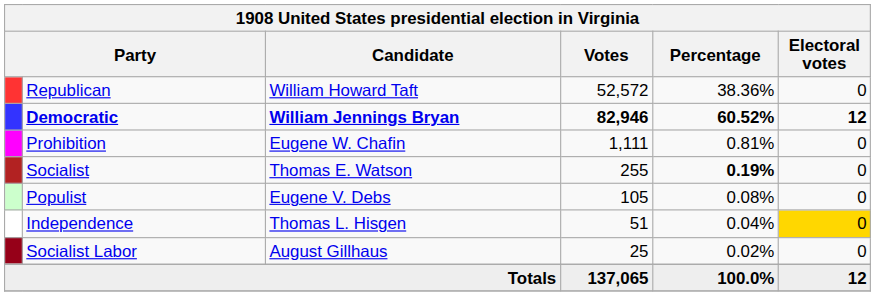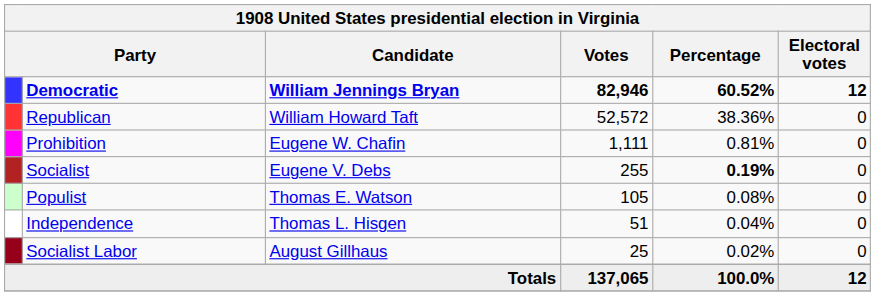rows swapped: (72, 117) <-> (68, 90)
(341, 171) Thomas E. Watson -> (330, 171) Eugene V. Debs
(330, 197) Eugene V. Debs -> (341, 197) Thomas E. Watson
(862, 224) gold background -> (862, 224) no background
